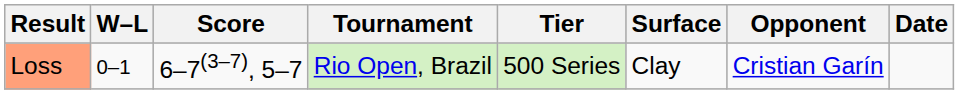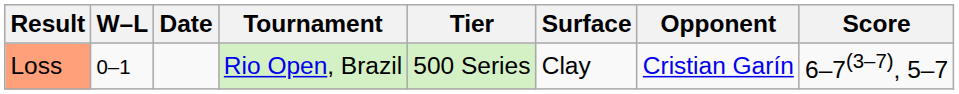columns swapped: (921, 23) <-> (231, 23)
